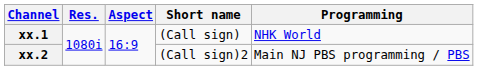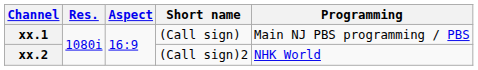(287, 35) NHK World -> (362, 35) Main NJ PBS programming / PBS
(362, 55) Main NJ PBS programming / PBS -> (287, 55) NHK World
